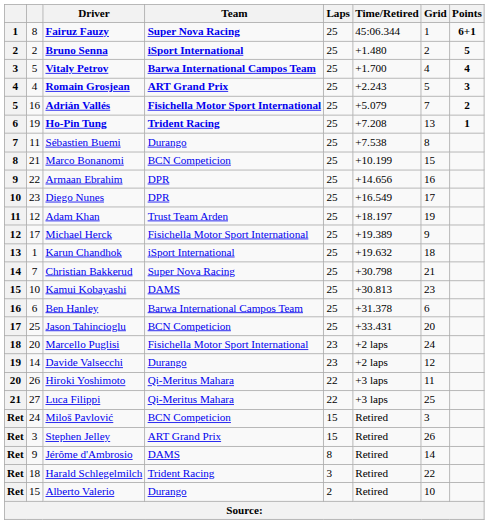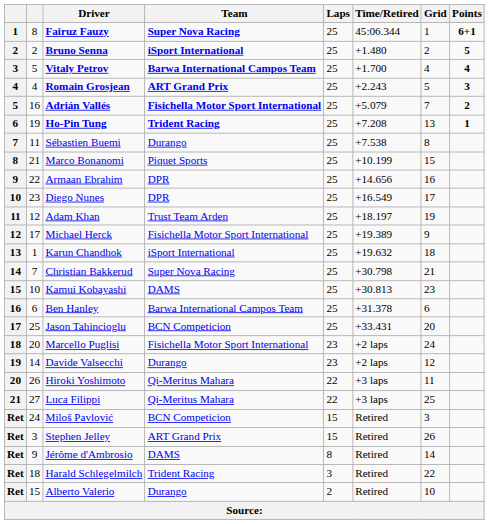(189, 160) BCN Competicion -> (178, 160) Piquet Sports
